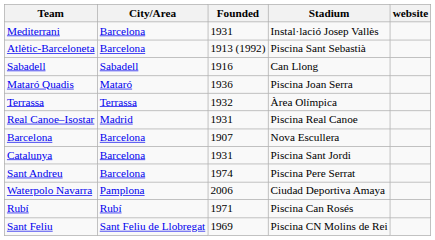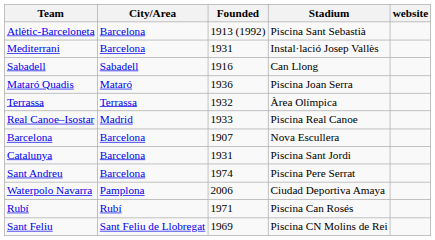rows swapped: (51, 48) <-> (33, 31)
(222, 119) 1931 -> (222, 119) 1933
